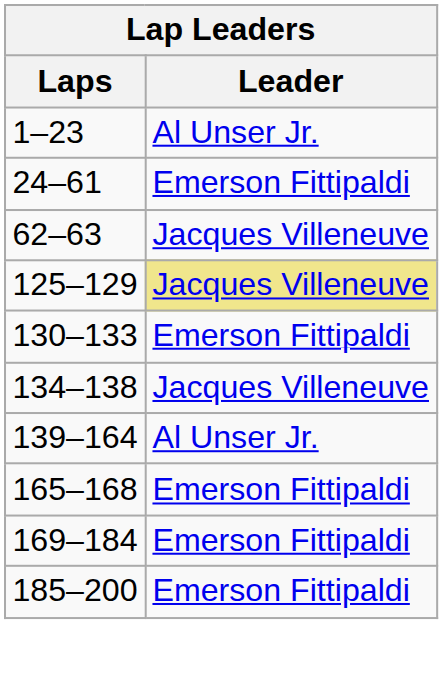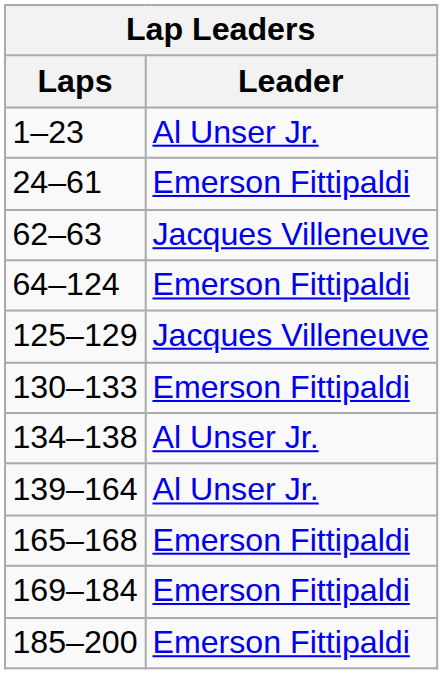+ row: (66, 285)
(291, 285) khaki background -> (291, 336) no background
(291, 387) Jacques Villeneuve -> (236, 438) Al Unser Jr.
